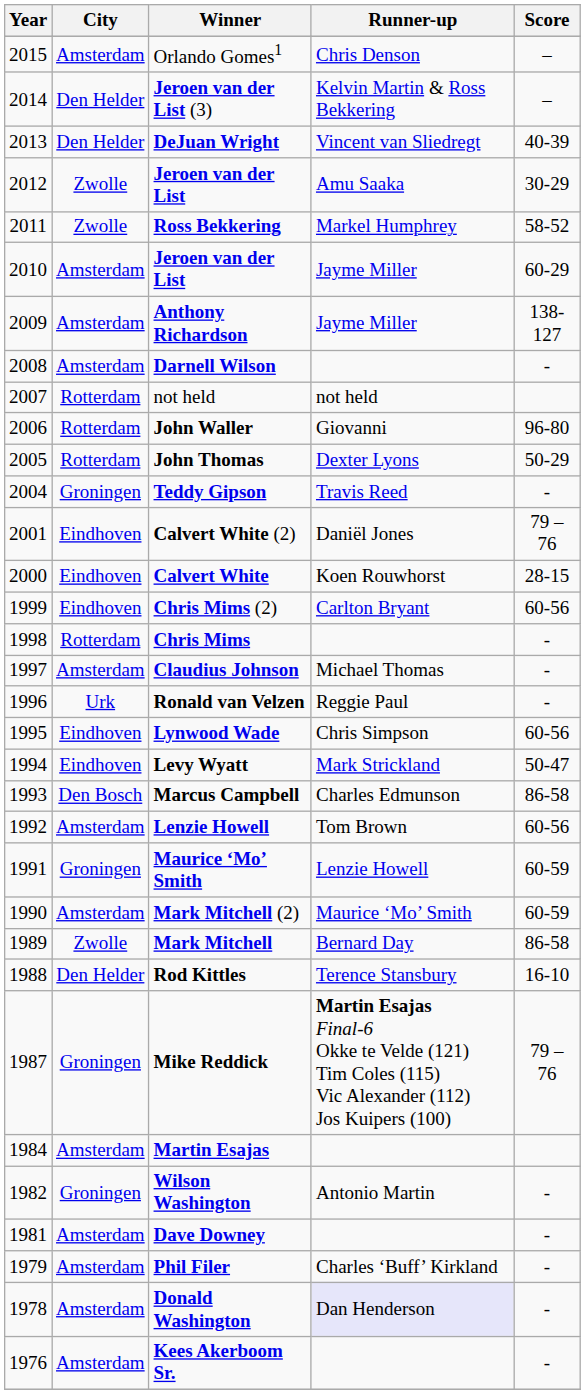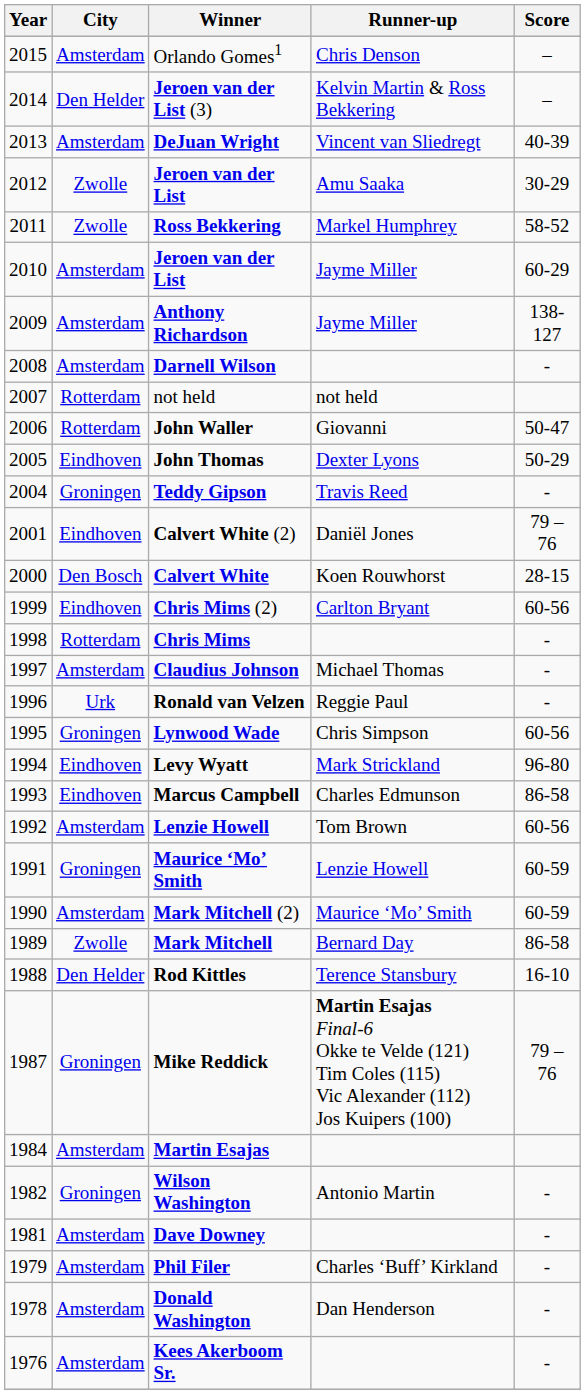(100, 142) Den Helder -> (100, 142) Amsterdam
(547, 428) 96-80 -> (547, 428) 50-47
(100, 460) Rotterdam -> (100, 460) Eindhoven
(100, 576) Eindhoven -> (100, 576) Den Bosch
(100, 733) Eindhoven -> (100, 733) Groningen
(547, 764) 50-47 -> (547, 764) 96-80
(100, 796) Den Bosch -> (100, 796) Eindhoven
(375, 1309) lavender background -> (375, 1309) no background
